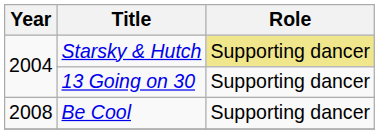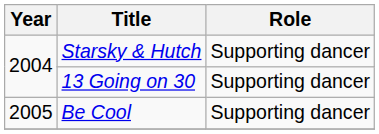(290, 50) khaki background -> (290, 50) no background
(31, 112) 2008 -> (31, 112) 2005
